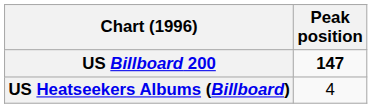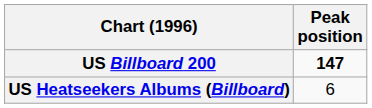(330, 90) 4 -> (330, 90) 6
